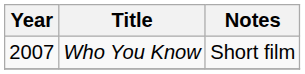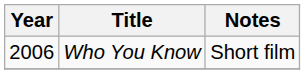(32, 52) 2007 -> (32, 52) 2006
